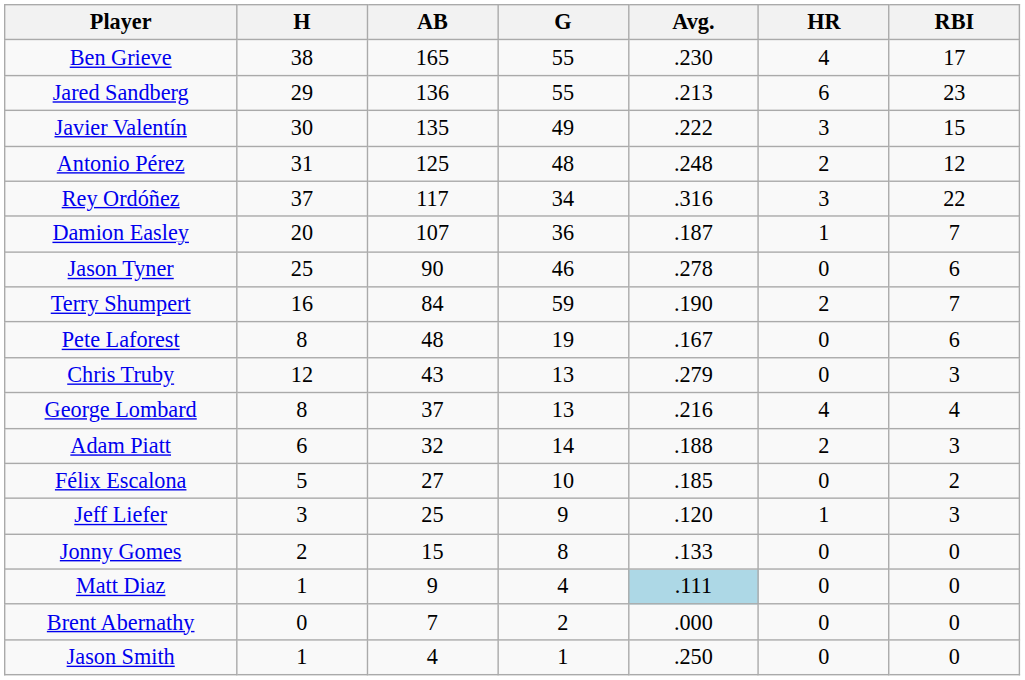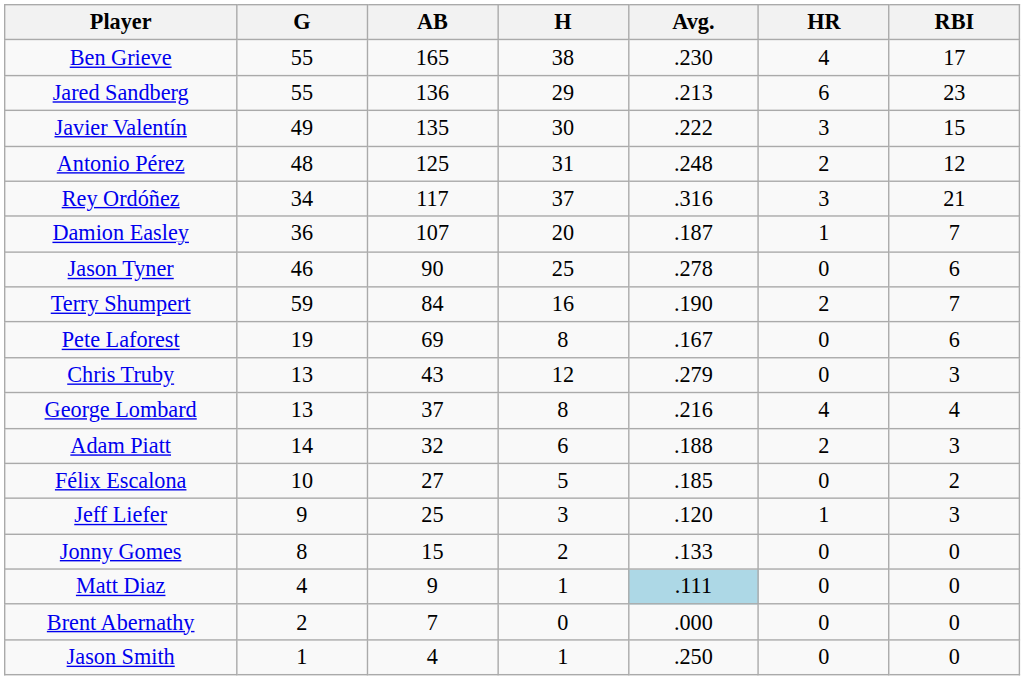columns swapped: (563, 22) <-> (302, 22)
(954, 198) 22 -> (954, 198) 21
(432, 339) 48 -> (432, 339) 69
